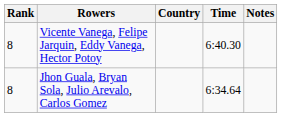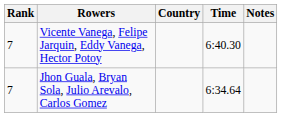(10, 45) 8 -> (10, 45) 7
(10, 90) 8 -> (10, 90) 7
